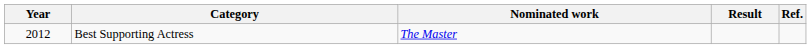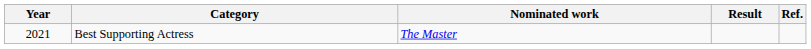(38, 33) 2012 -> (38, 33) 2021
